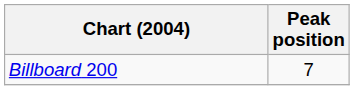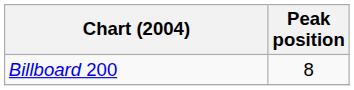(309, 69) 7 -> (309, 69) 8
